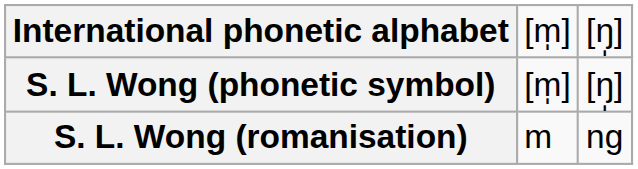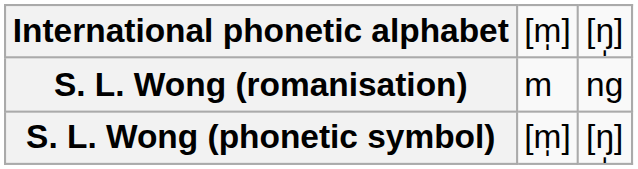rows swapped: (261, 84) <-> (261, 137)
